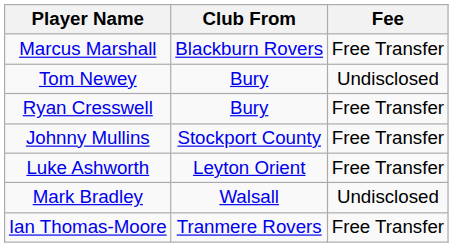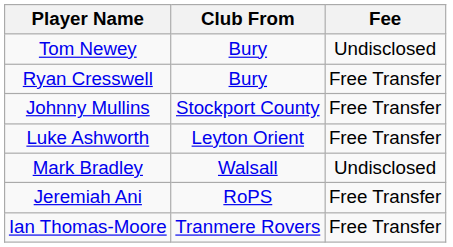- row: (88, 49)
+ row: (88, 197)
